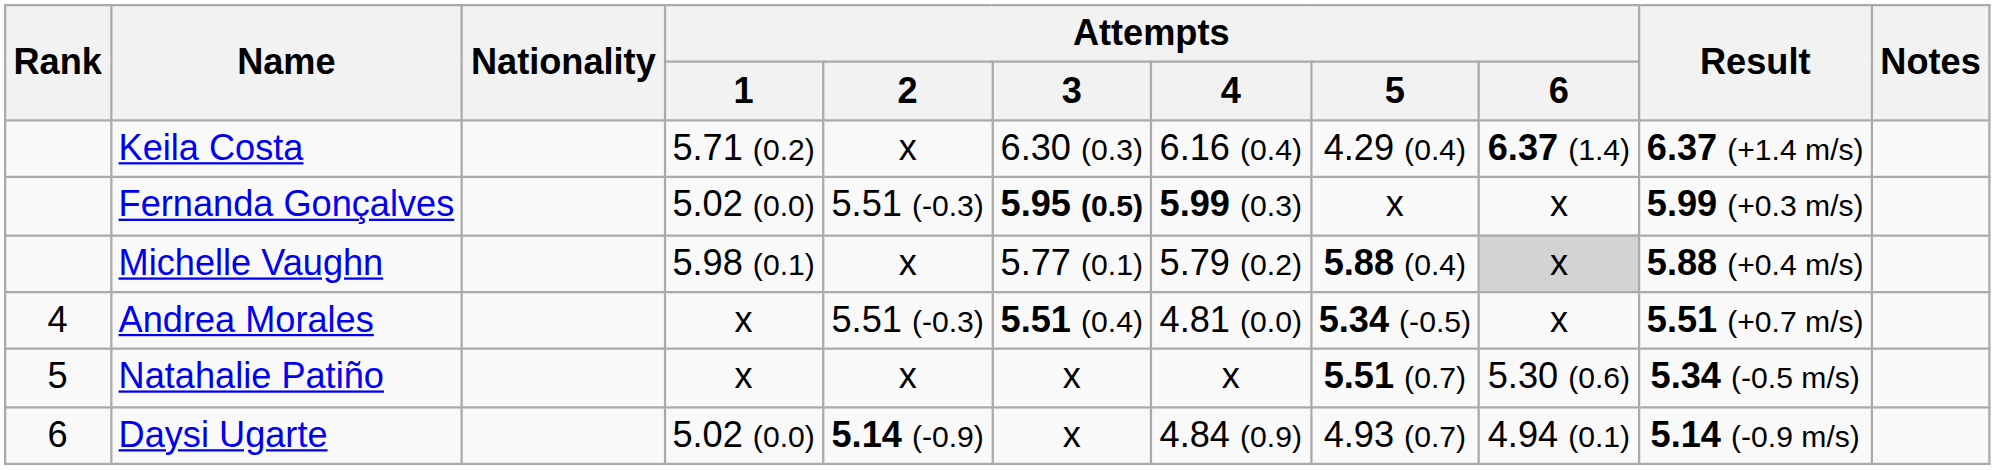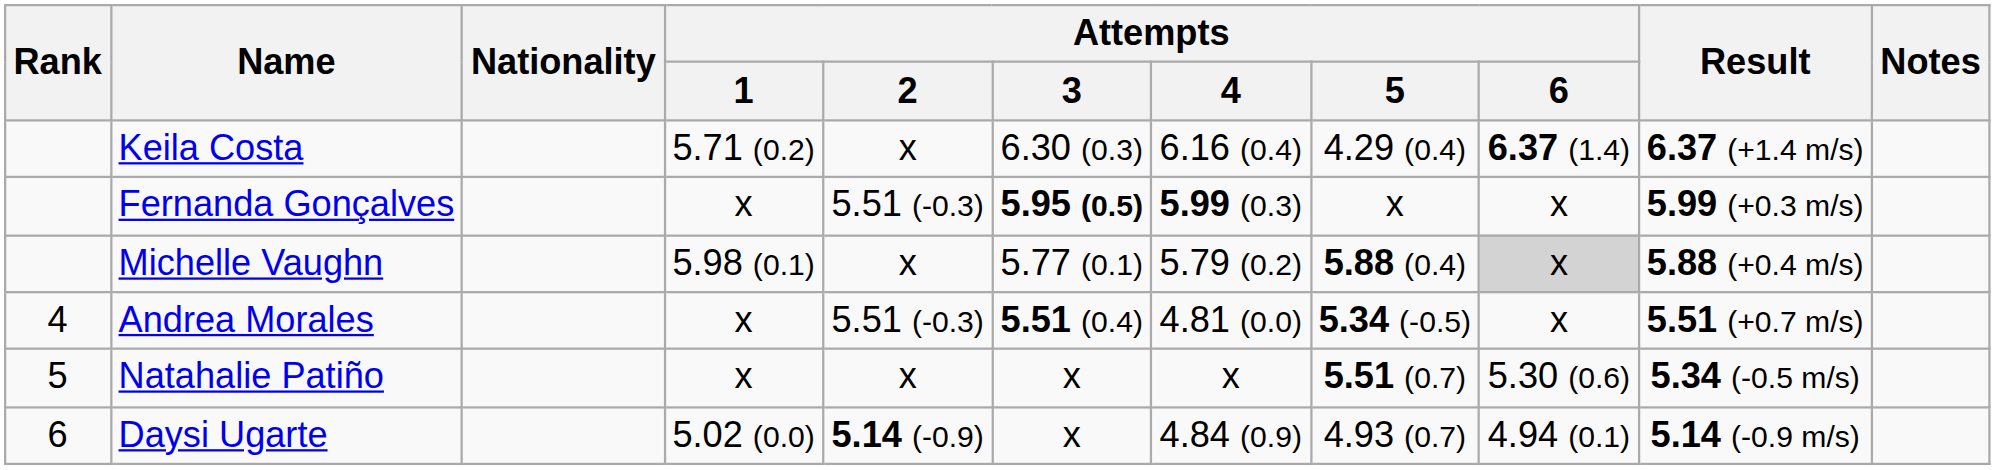(744, 205) 5.02 (0.0) -> (744, 205) x
